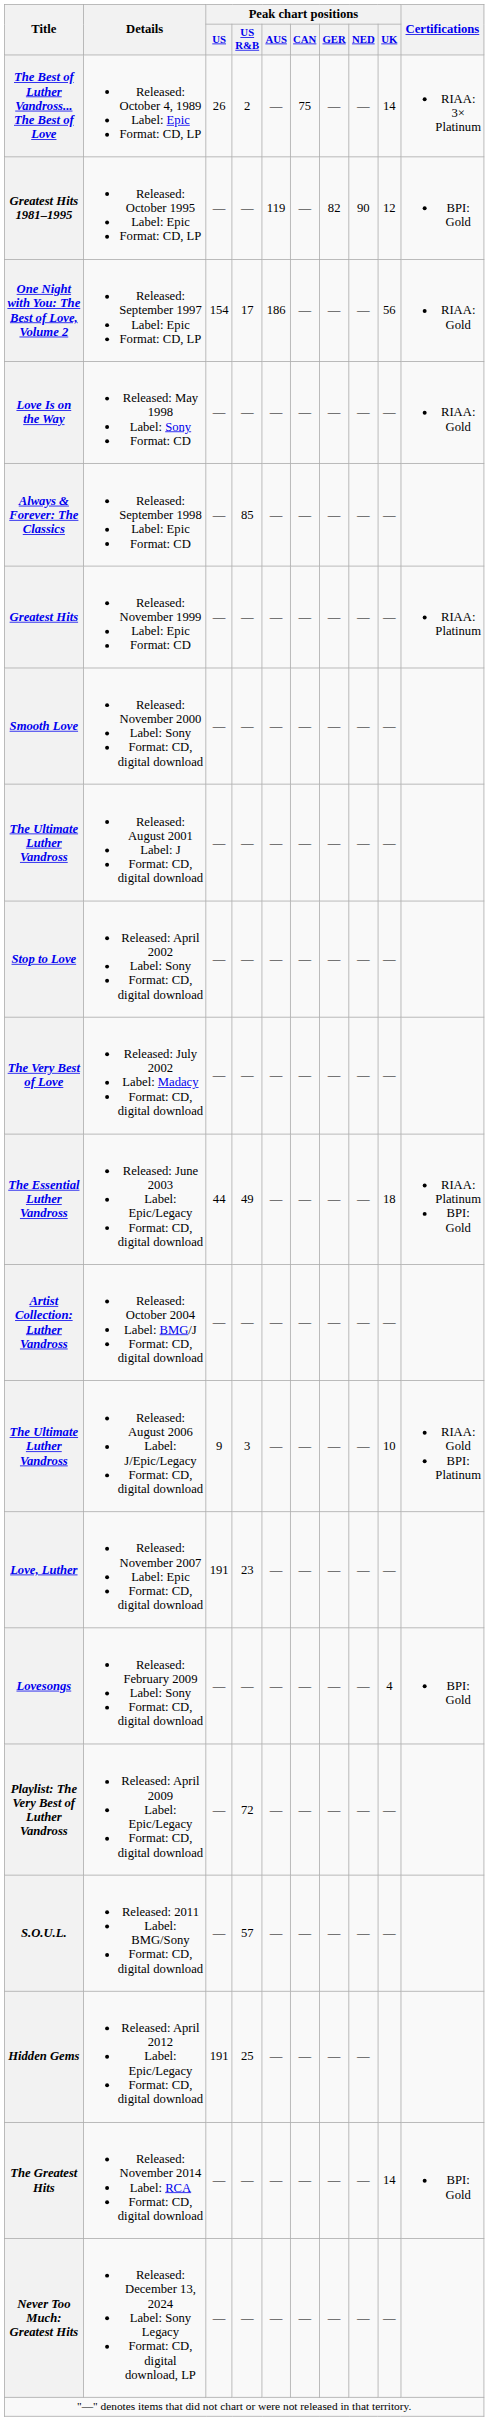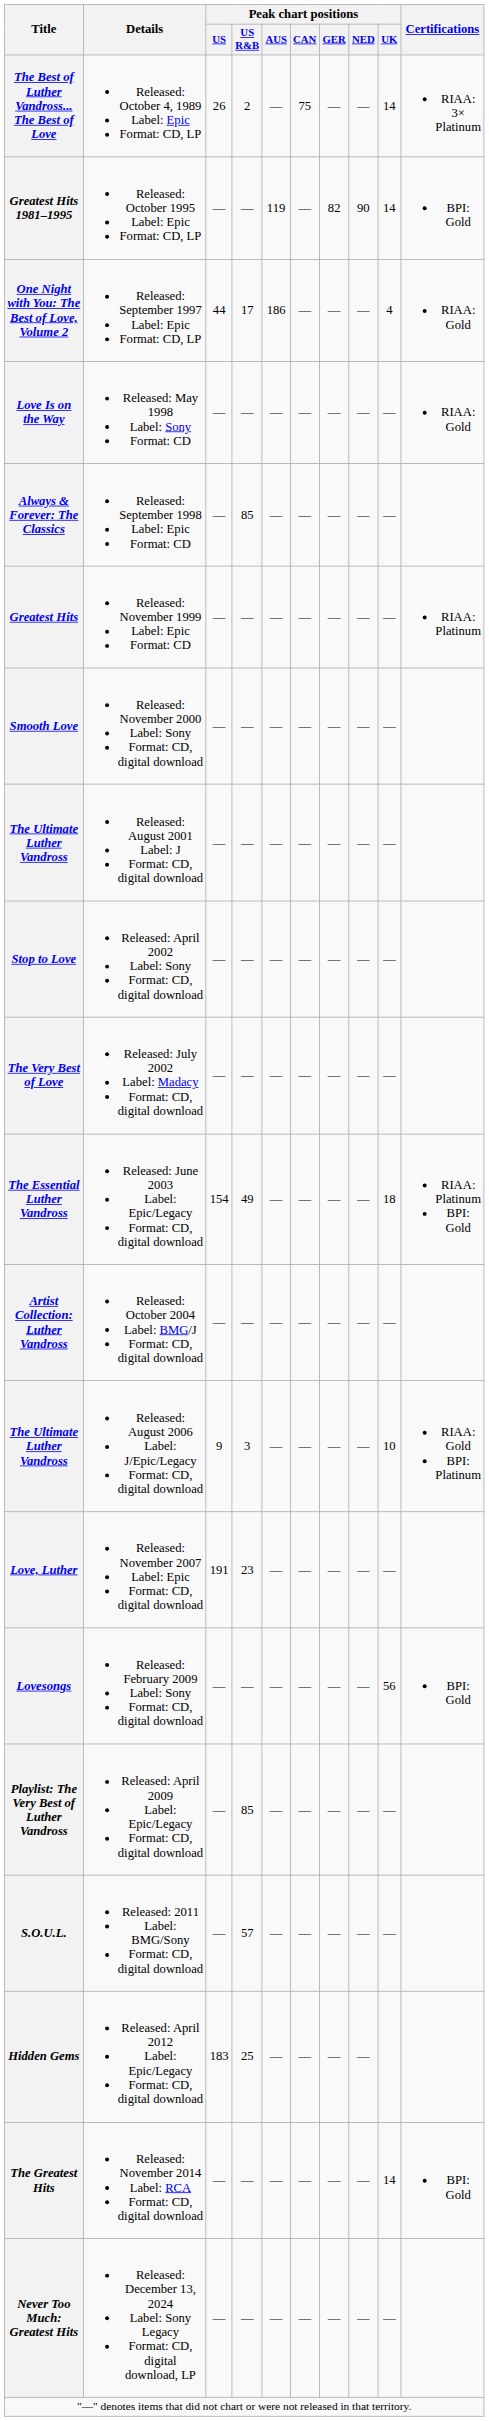(389, 208) 12 -> (389, 208) 14
(219, 310) 154 -> (219, 310) 44
(389, 310) 56 -> (389, 310) 4
(219, 1199) 44 -> (219, 1199) 154
(389, 1686) 4 -> (389, 1686) 56
(247, 1809) 72 -> (247, 1809) 85
(219, 2056) 191 -> (219, 2056) 183
